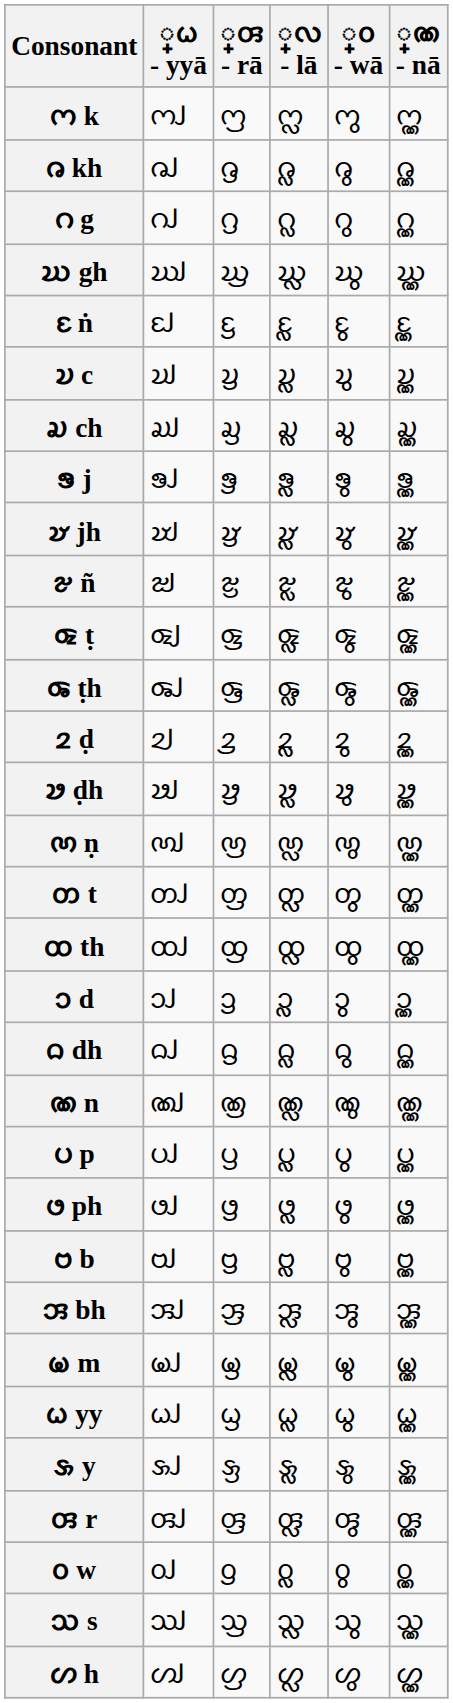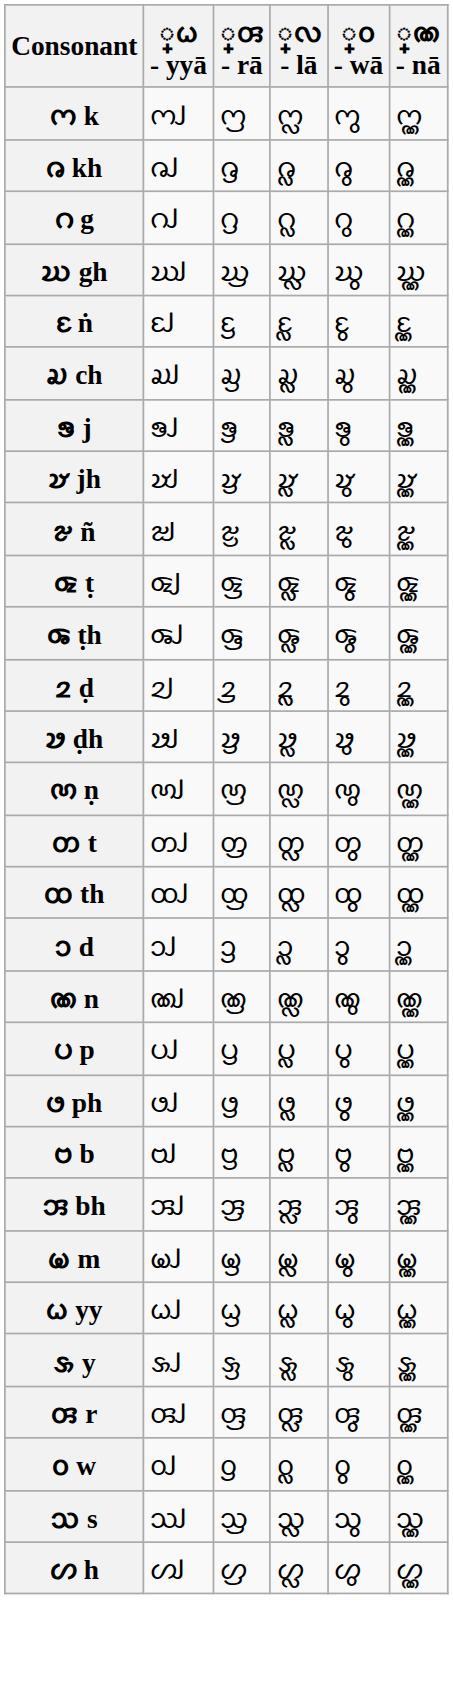- row: (74, 375)
- row: (74, 1050)
